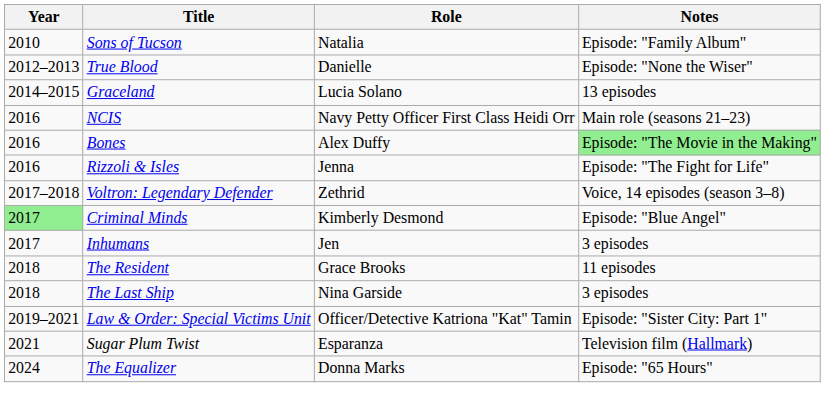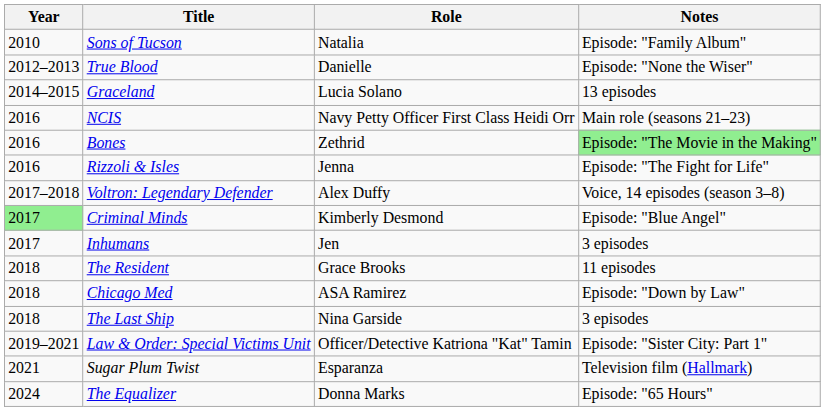(354, 142) Alex Duffy -> (341, 142) Zethrid
(341, 192) Zethrid -> (354, 192) Alex Duffy
+ row: (130, 293)
